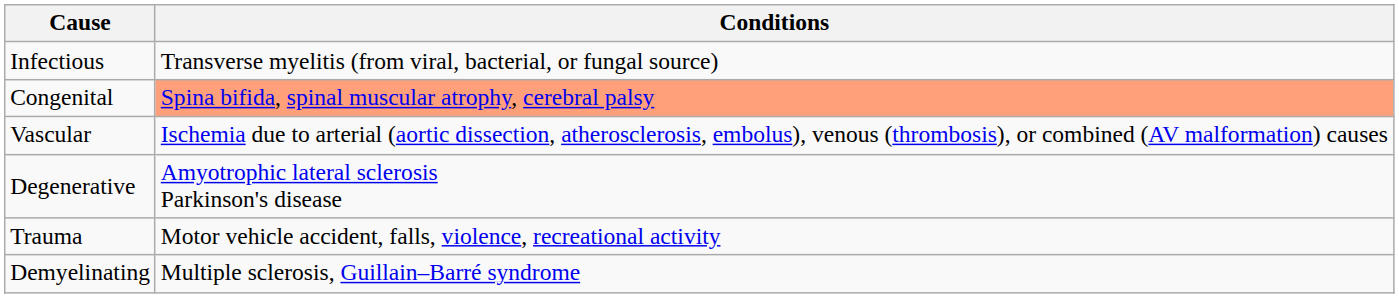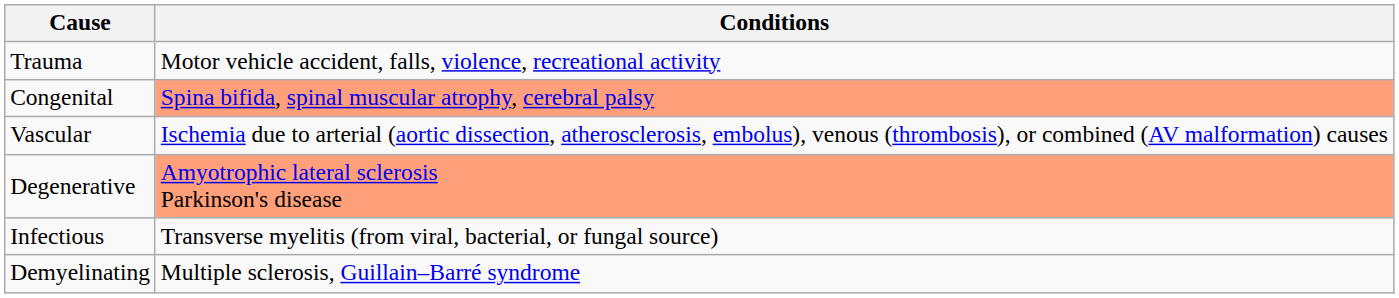rows swapped: (46, 236) <-> (57, 60)
(299, 185) no background -> (299, 185) lightsalmon background
